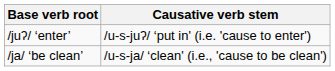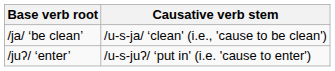rows swapped: (39, 35) <-> (45, 55)
